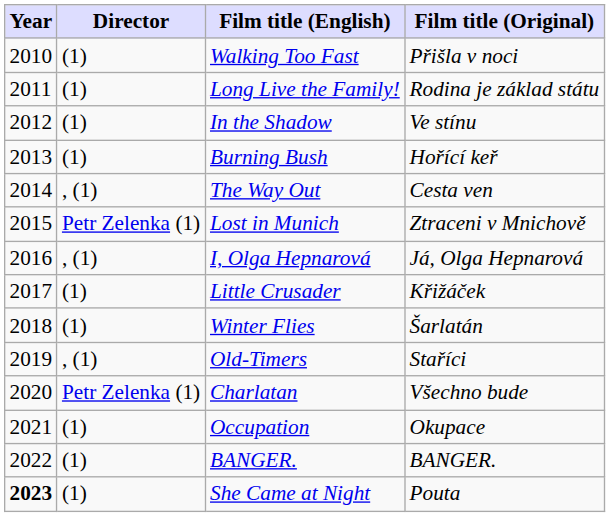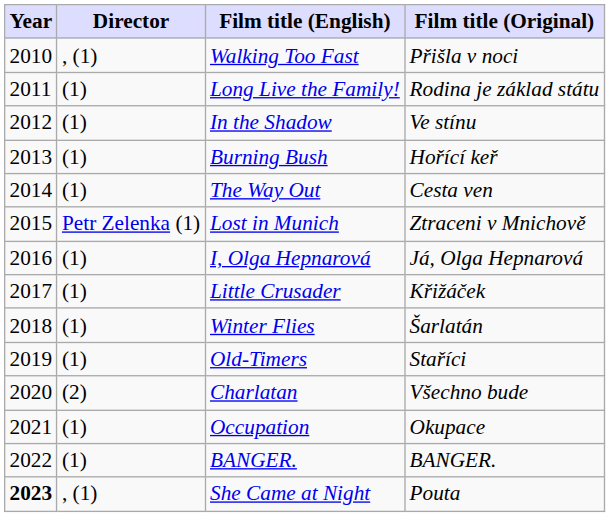(74, 55) (1) -> (80, 55) , (1)
(80, 190) , (1) -> (74, 190) (1)
(80, 257) , (1) -> (74, 257) (1)
(80, 358) , (1) -> (74, 358) (1)
(131, 392) Petr Zelenka (1) -> (74, 392) (2)
(74, 493) (1) -> (80, 493) , (1)
